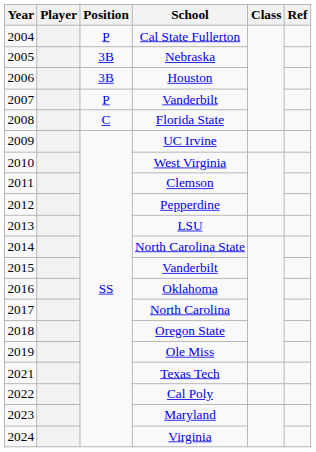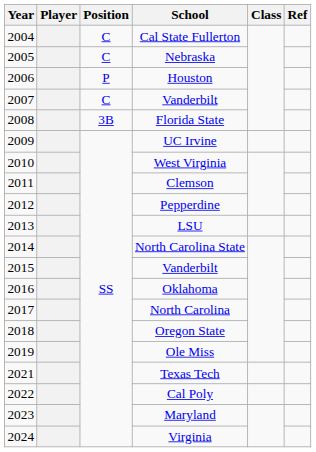(106, 36) P -> (106, 36) C
(106, 57) 3B -> (106, 57) C
(106, 78) 3B -> (106, 78) P
(106, 99) P -> (106, 99) C
(106, 120) C -> (106, 120) 3B
